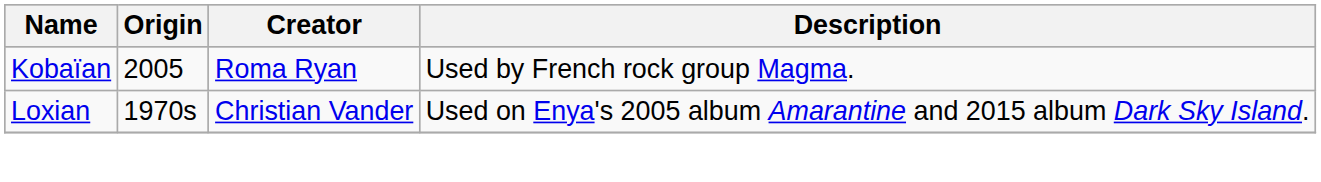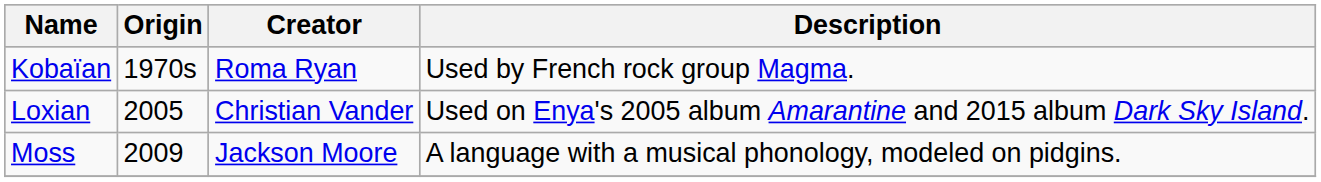(153, 68) 2005 -> (160, 68) 1970s
(160, 111) 1970s -> (153, 111) 2005
+ row: (43, 153)
